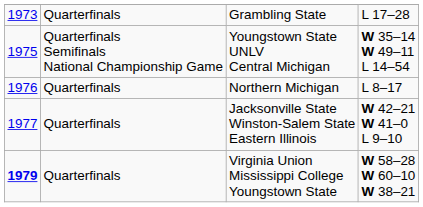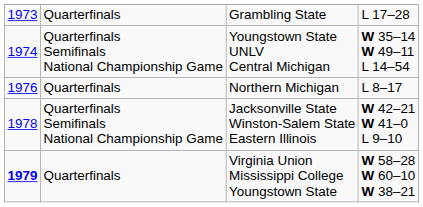(22, 51) 1975 -> (22, 51) 1974
(22, 124) 1977 -> (22, 124) 1978
(82, 124) Quarterfinals -> (133, 124) Quarterfinals Semifinals National Championship Game
